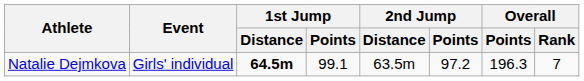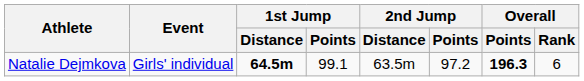(508, 64) normal -> (508, 64) bold
(557, 64) 7 -> (557, 64) 6
